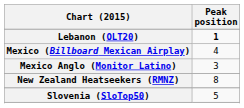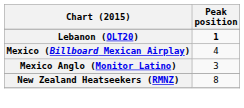- row: (98, 95)
